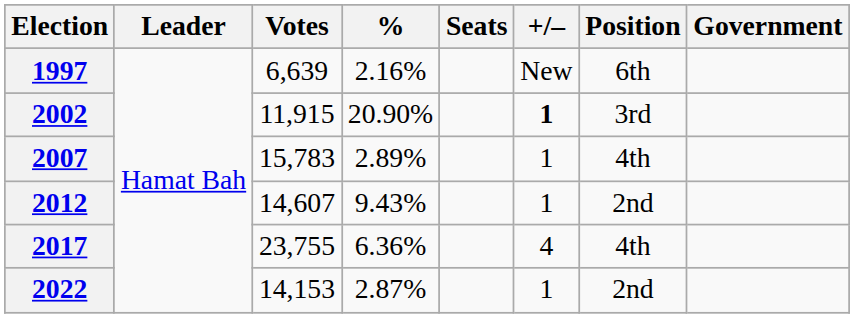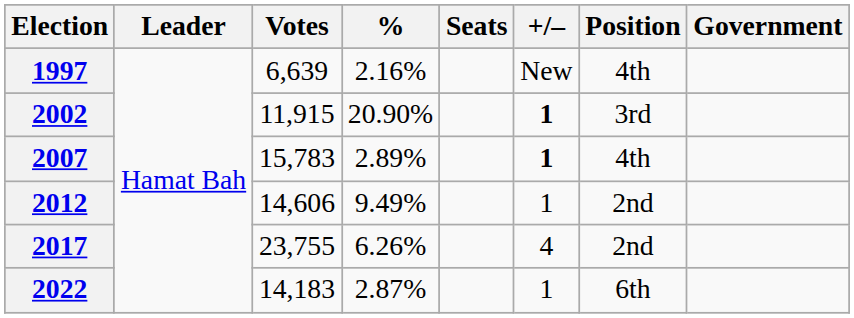(633, 70) 6th -> (633, 70) 4th
(546, 158) normal -> (546, 158) bold
(297, 202) 14,607 -> (297, 202) 14,606
(390, 202) 9.43% -> (390, 202) 9.49%
(390, 245) 6.36% -> (390, 245) 6.26%
(633, 245) 4th -> (633, 245) 2nd
(297, 289) 14,153 -> (297, 289) 14,183
(633, 289) 2nd -> (633, 289) 6th
